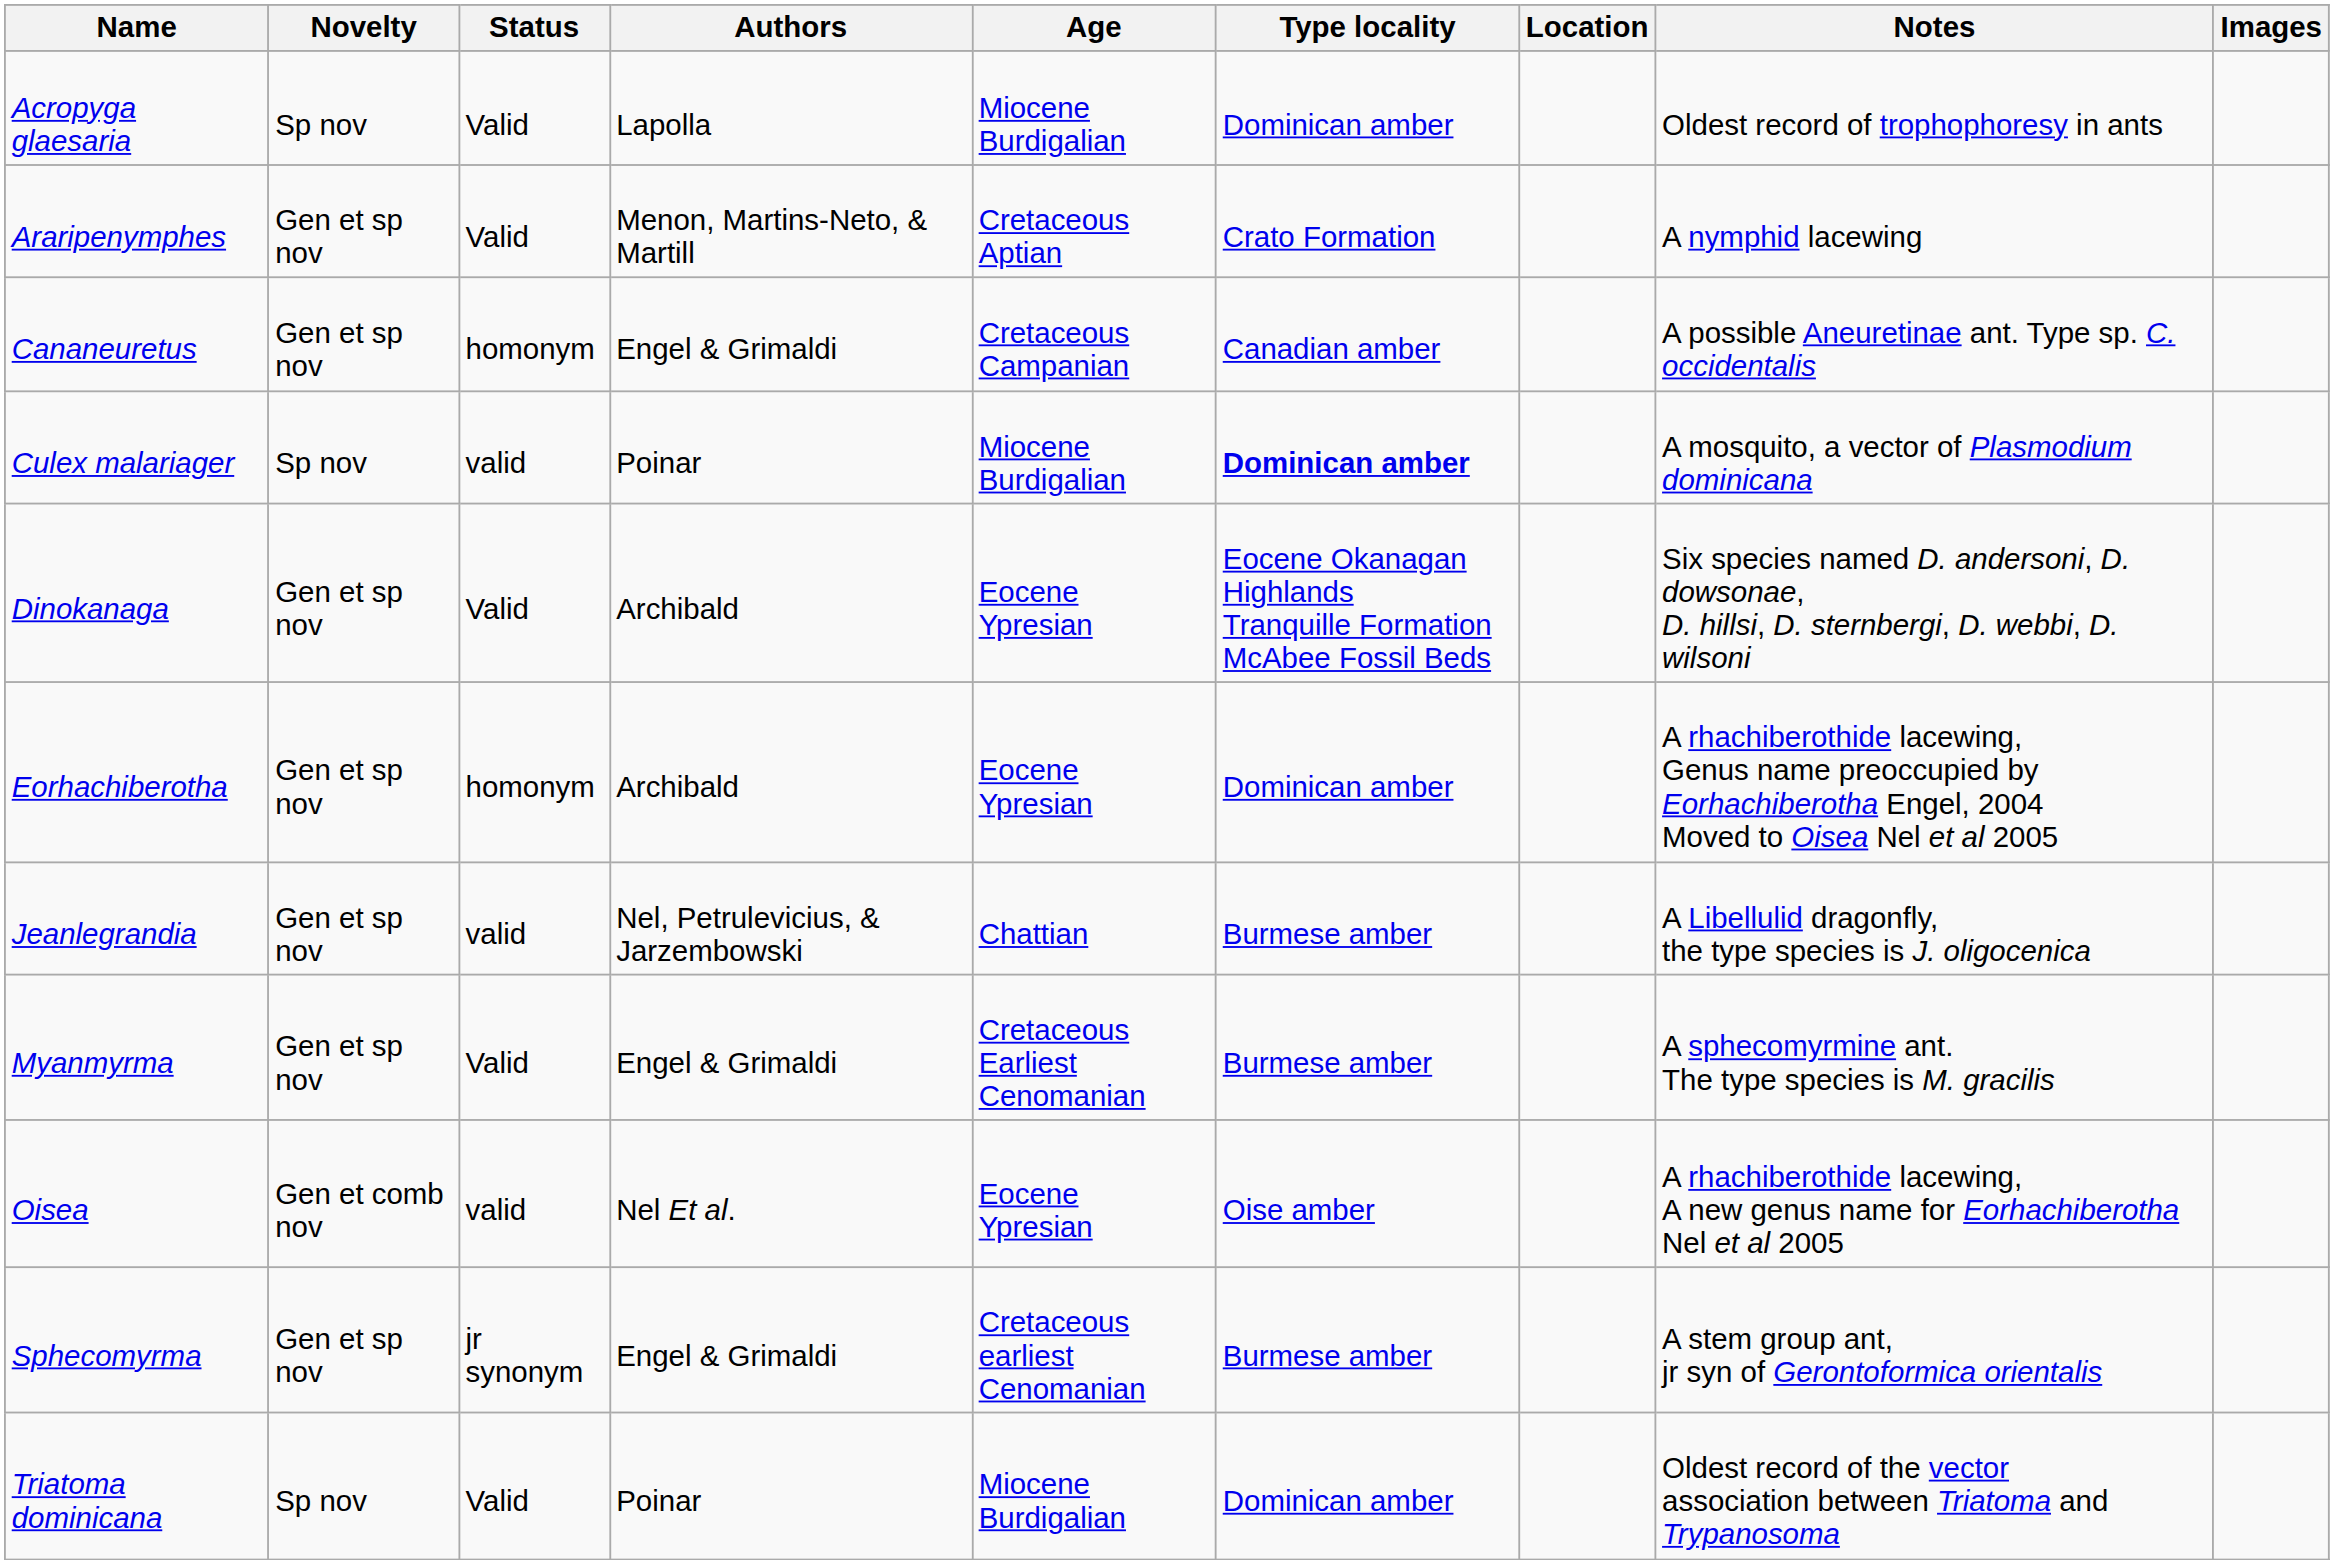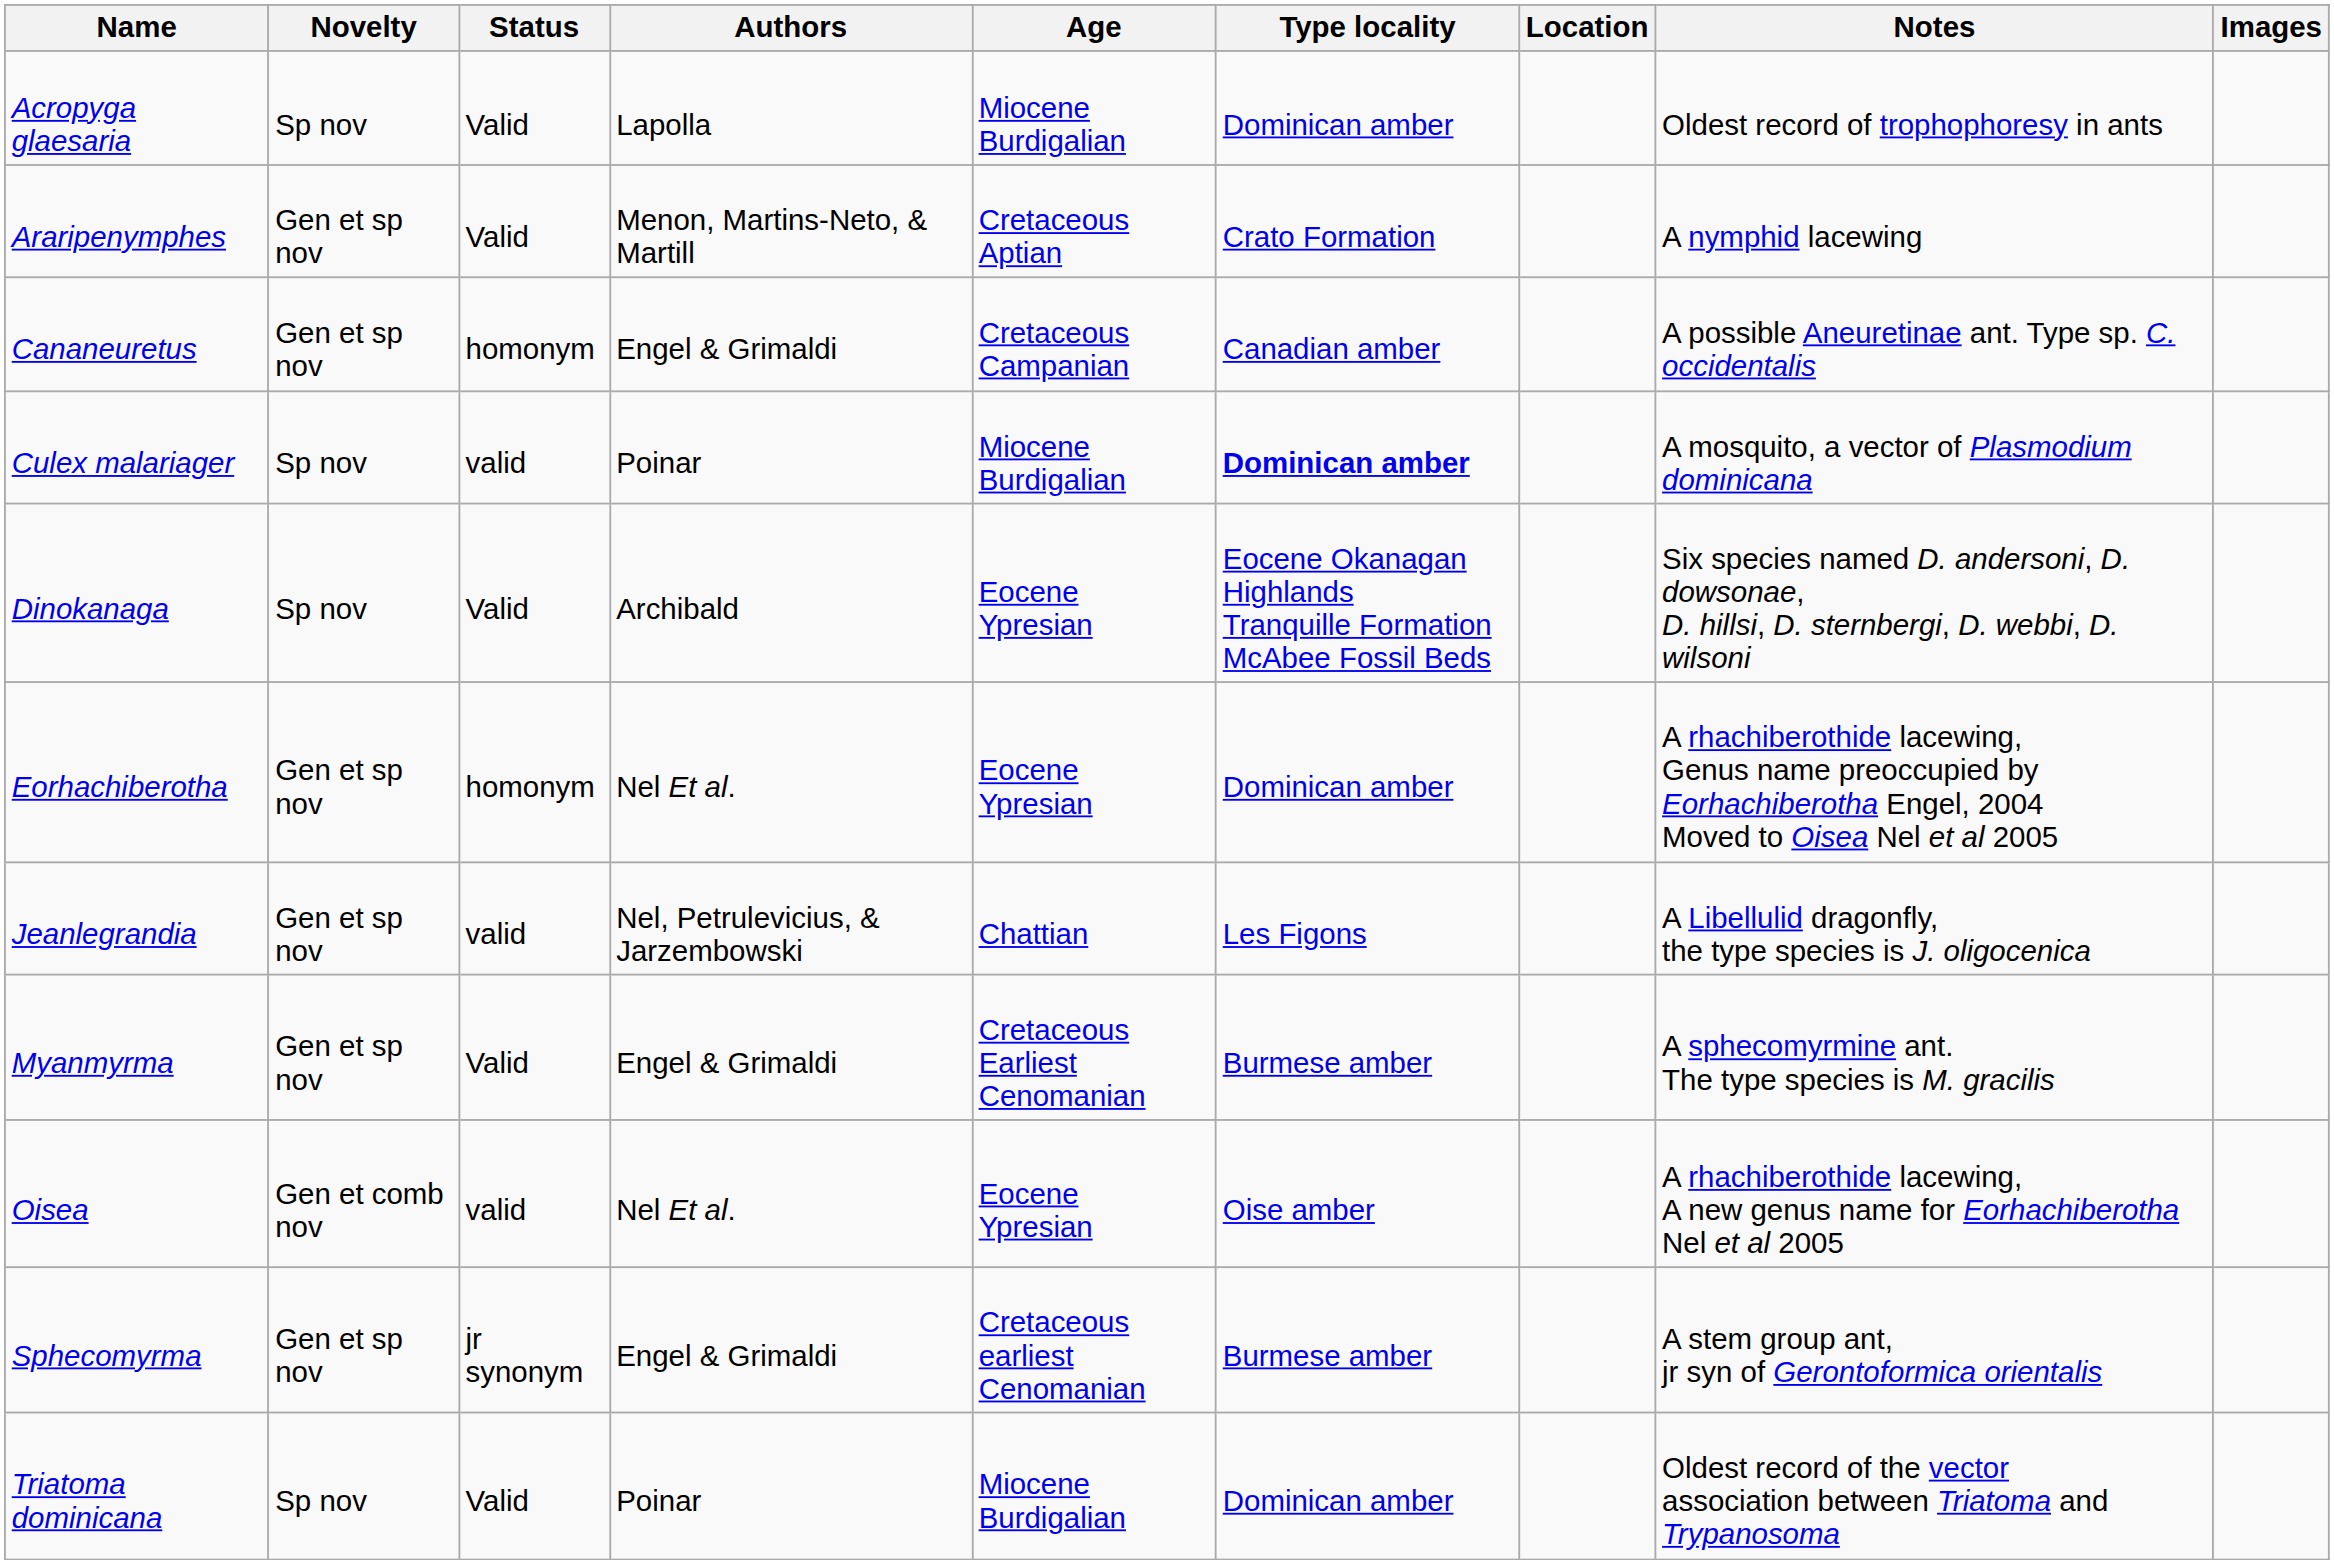(339, 609) Gen et sp nov -> (321, 609) Sp nov
(678, 788) Archibald -> (676, 788) Nel Et al.
(1327, 934) Burmese amber -> (1295, 934) Les Figons
